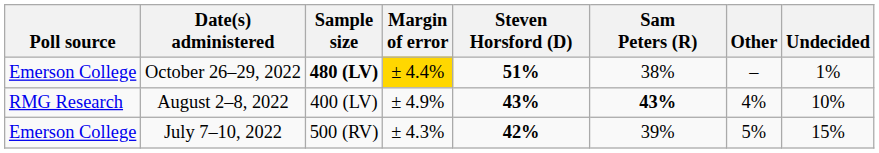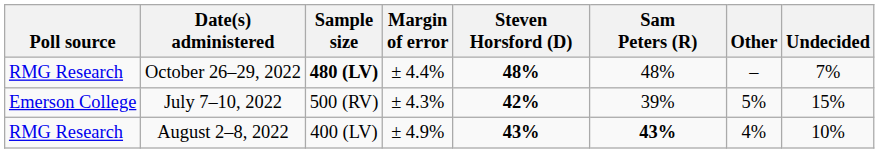(73, 72) Emerson College -> (66, 72) RMG Research
(418, 72) gold background -> (418, 72) no background
(521, 72) 51% -> (521, 72) 48%
(658, 72) 38% -> (658, 72) 48%
(828, 72) 1% -> (828, 72) 7%
rows swapped: (223, 102) <-> (223, 133)
